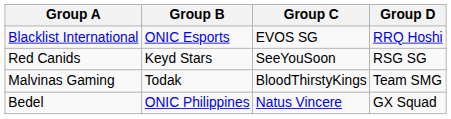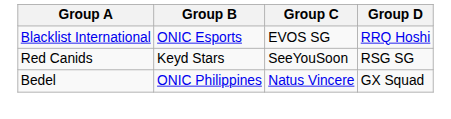- row: (62, 80)
